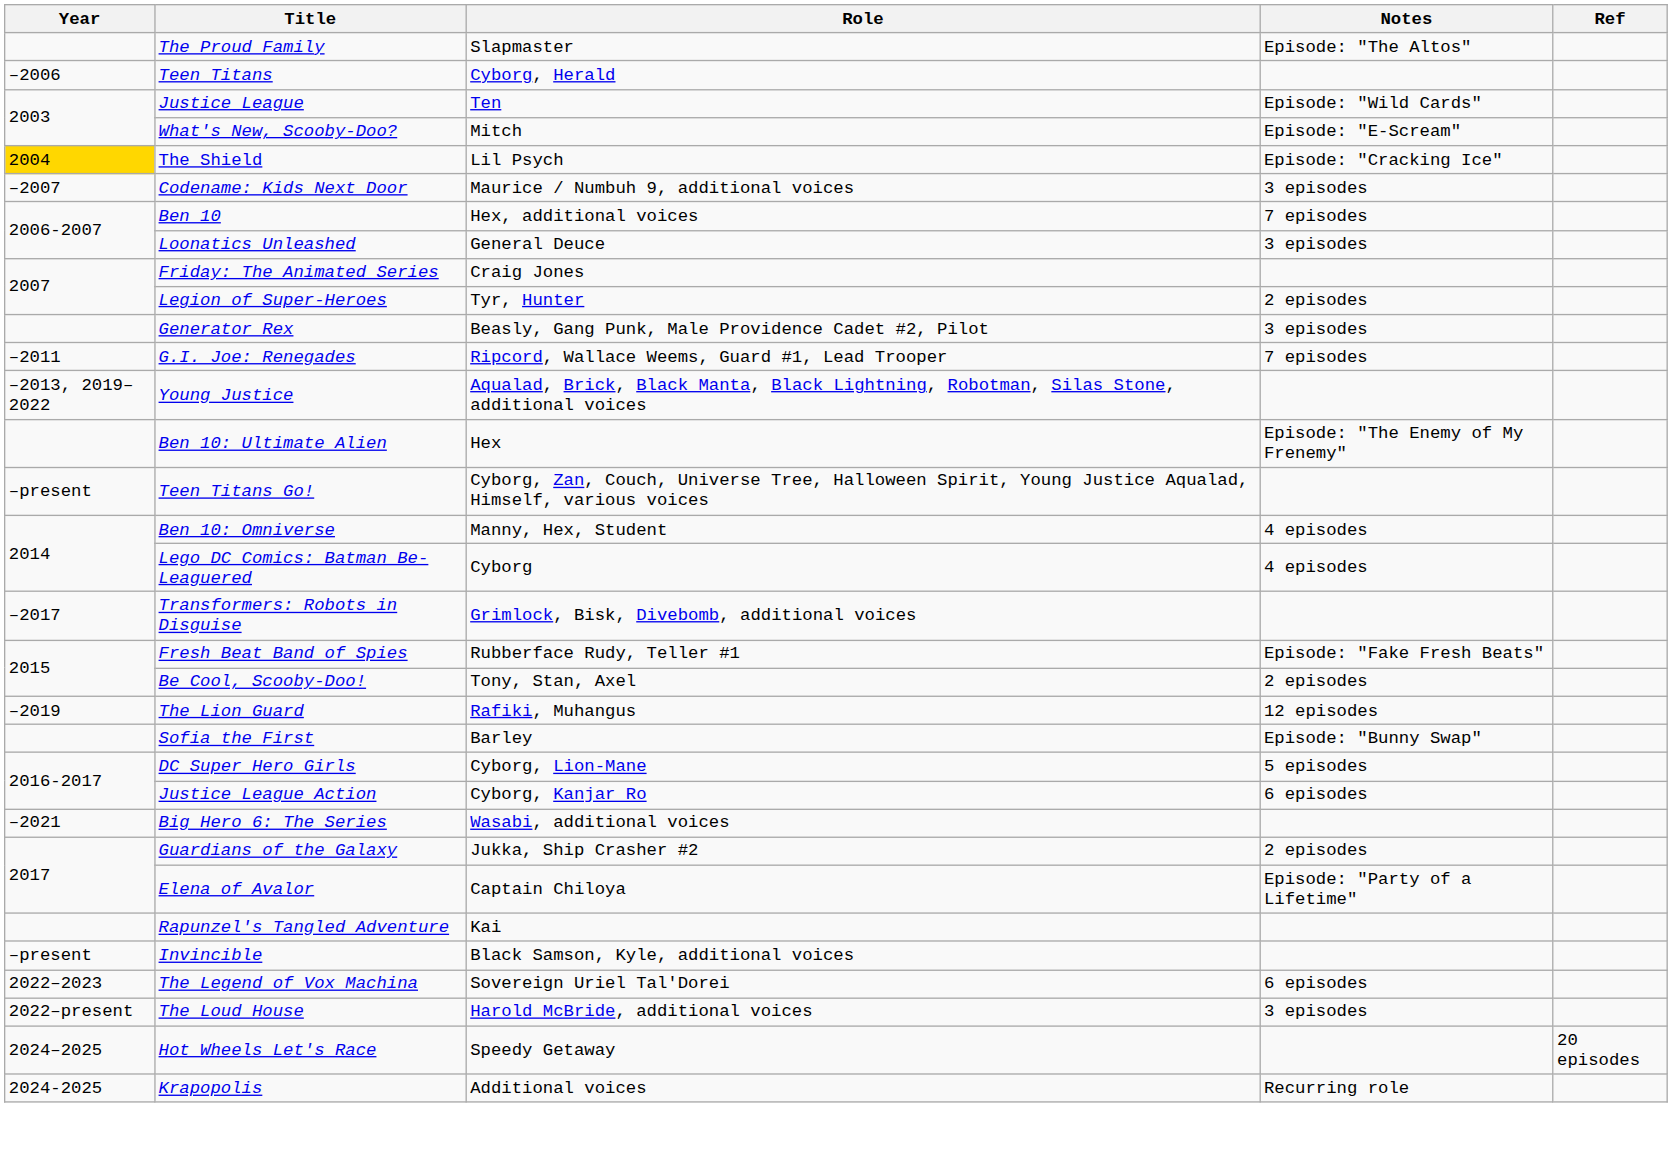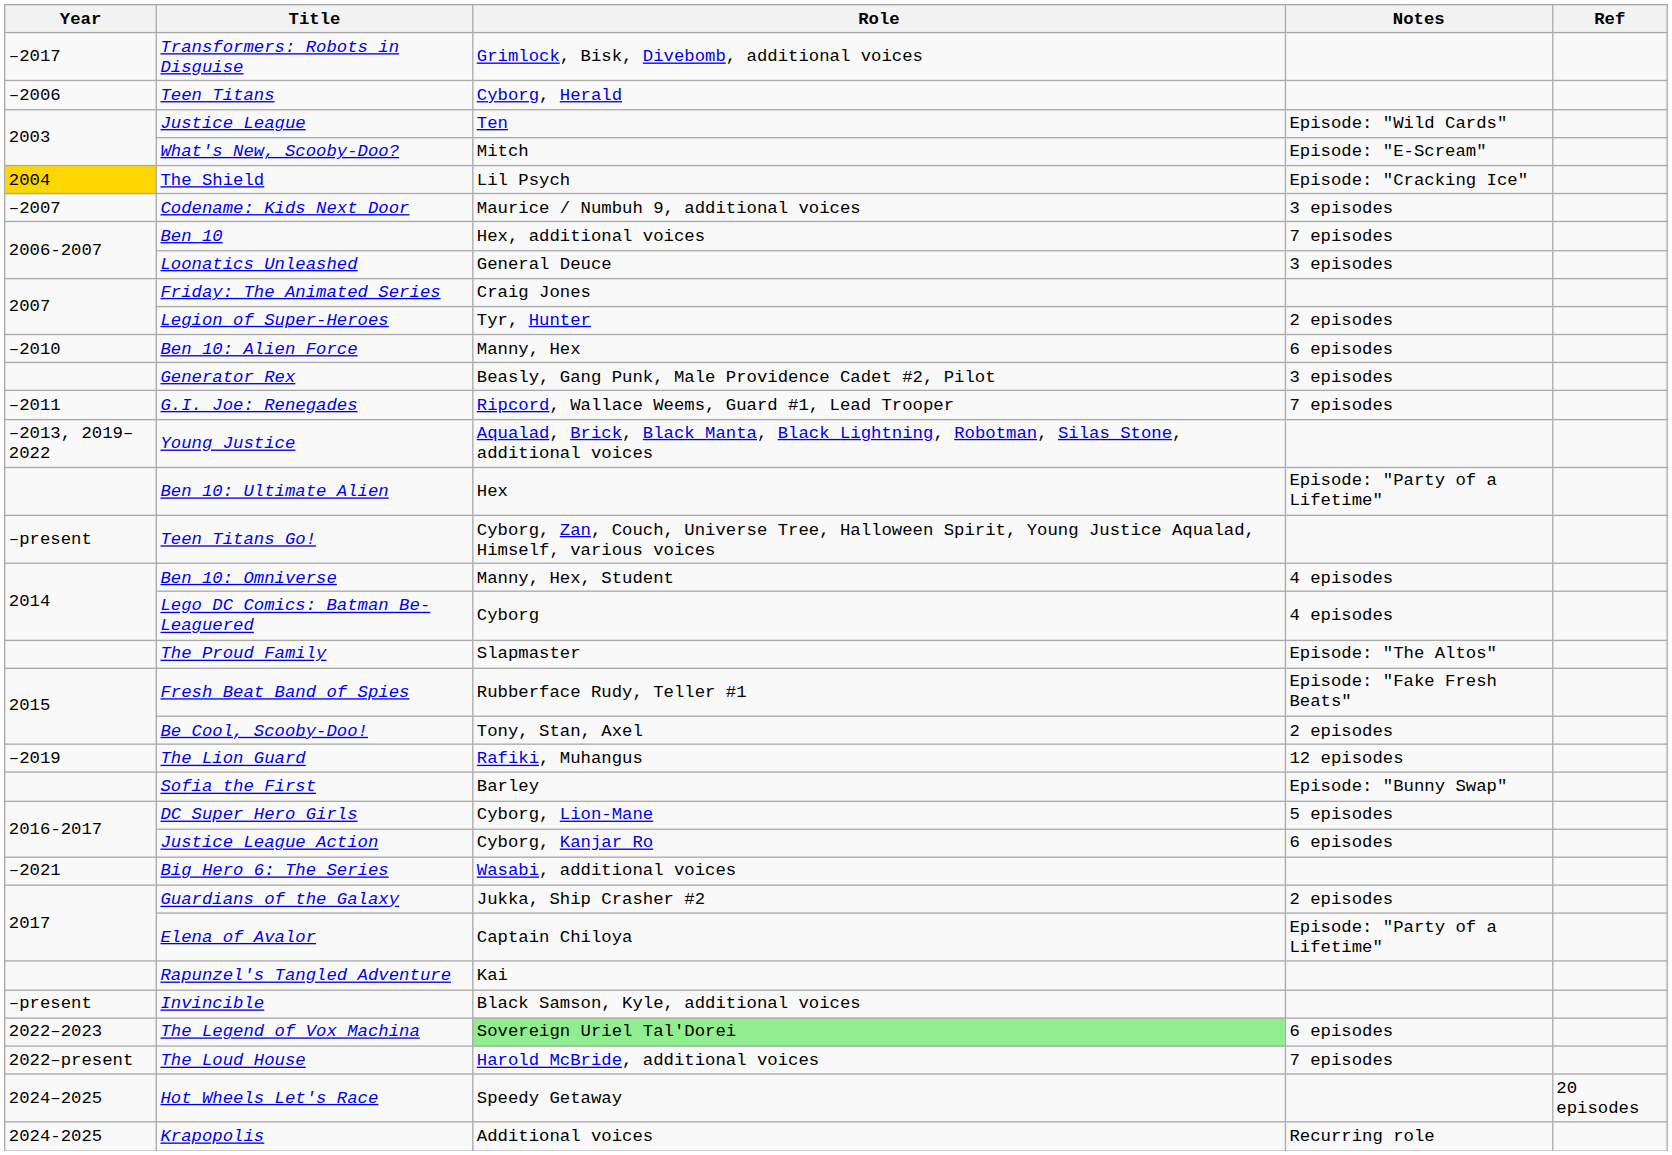rows swapped: (242, 47) <-> (278, 616)
+ row: (259, 349)
(1394, 443) Episode: "The Enemy of My Frenemy" -> (1393, 491) Episode: "Party of a Lifetime"
(600, 984) no background -> (606, 1032) lightgreen background
(1316, 1012) 3 episodes -> (1341, 1060) 7 episodes
